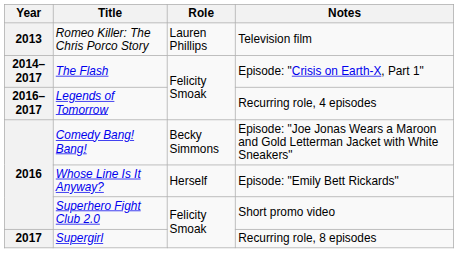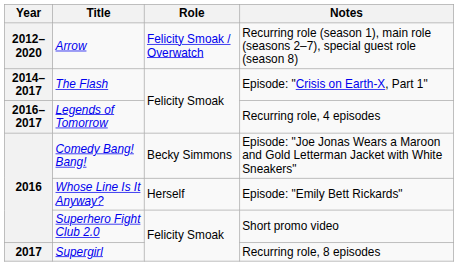+ row: (71, 45)
- row: (103, 39)
